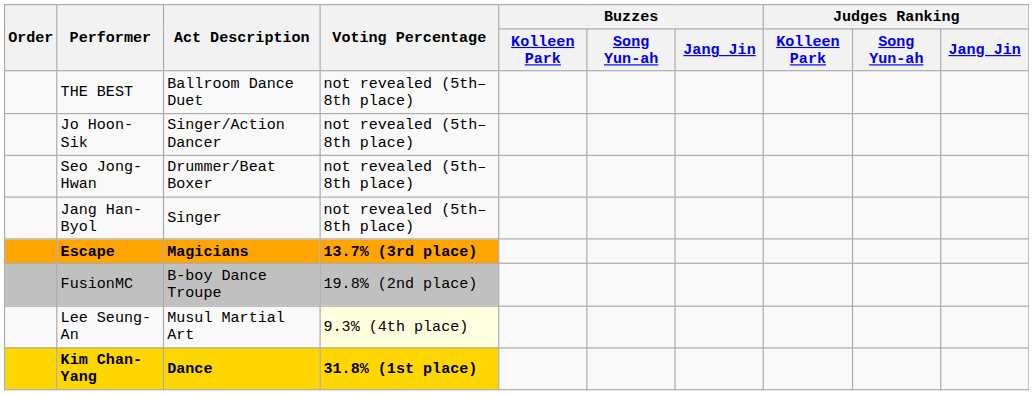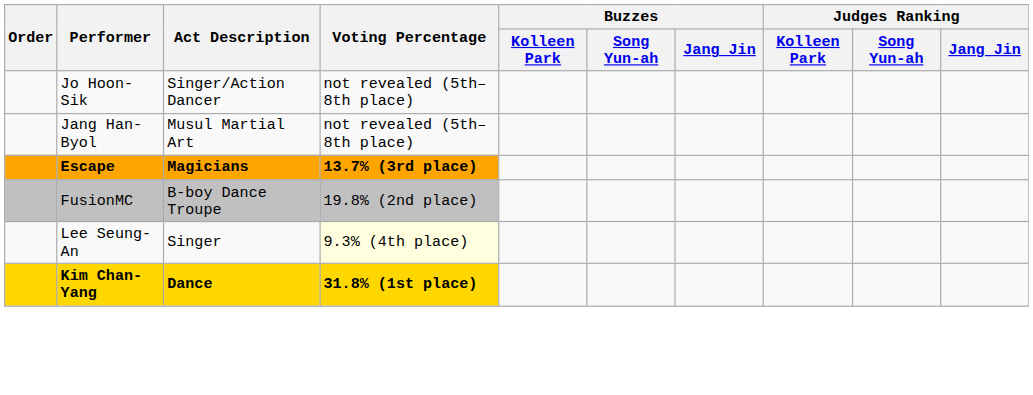- row: (97, 92)
- row: (101, 176)
(194, 218) Singer -> (226, 134) Musul Martial Art
(226, 327) Musul Martial Art -> (194, 243) Singer
